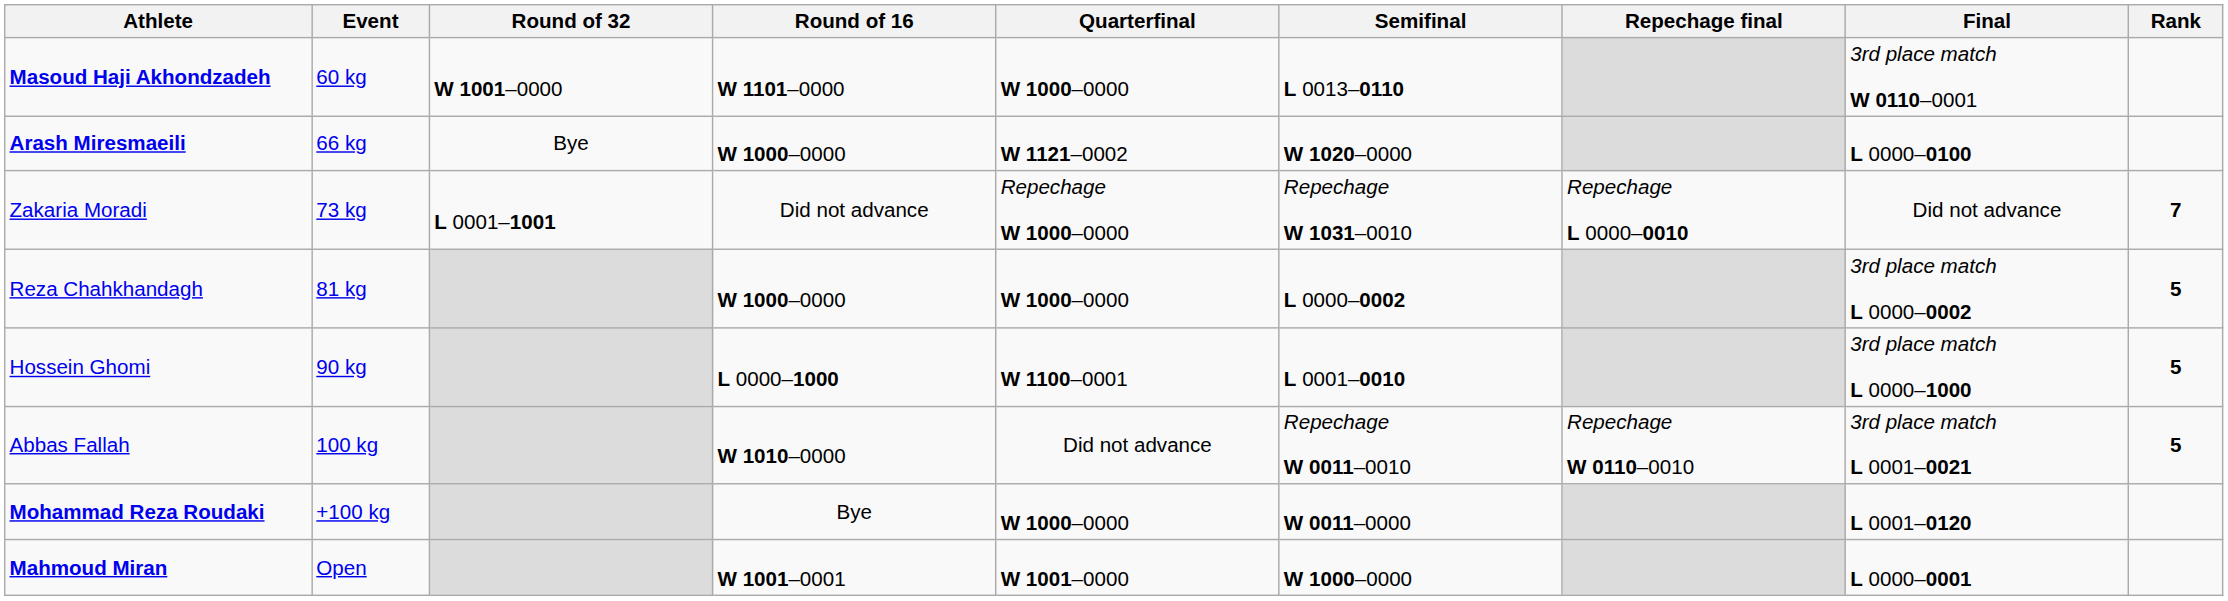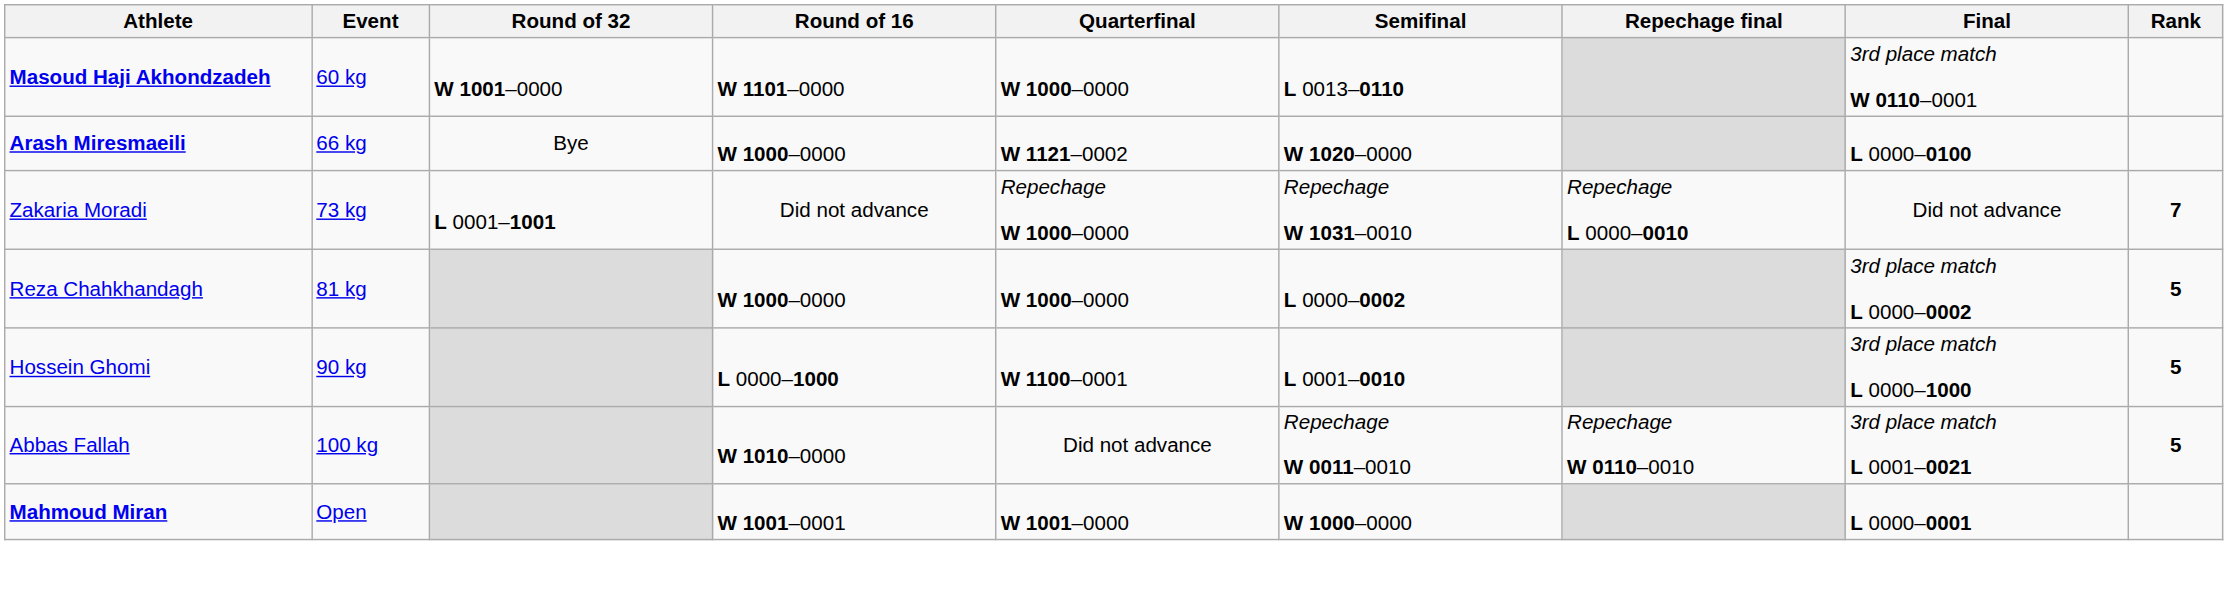- row: (137, 512)
